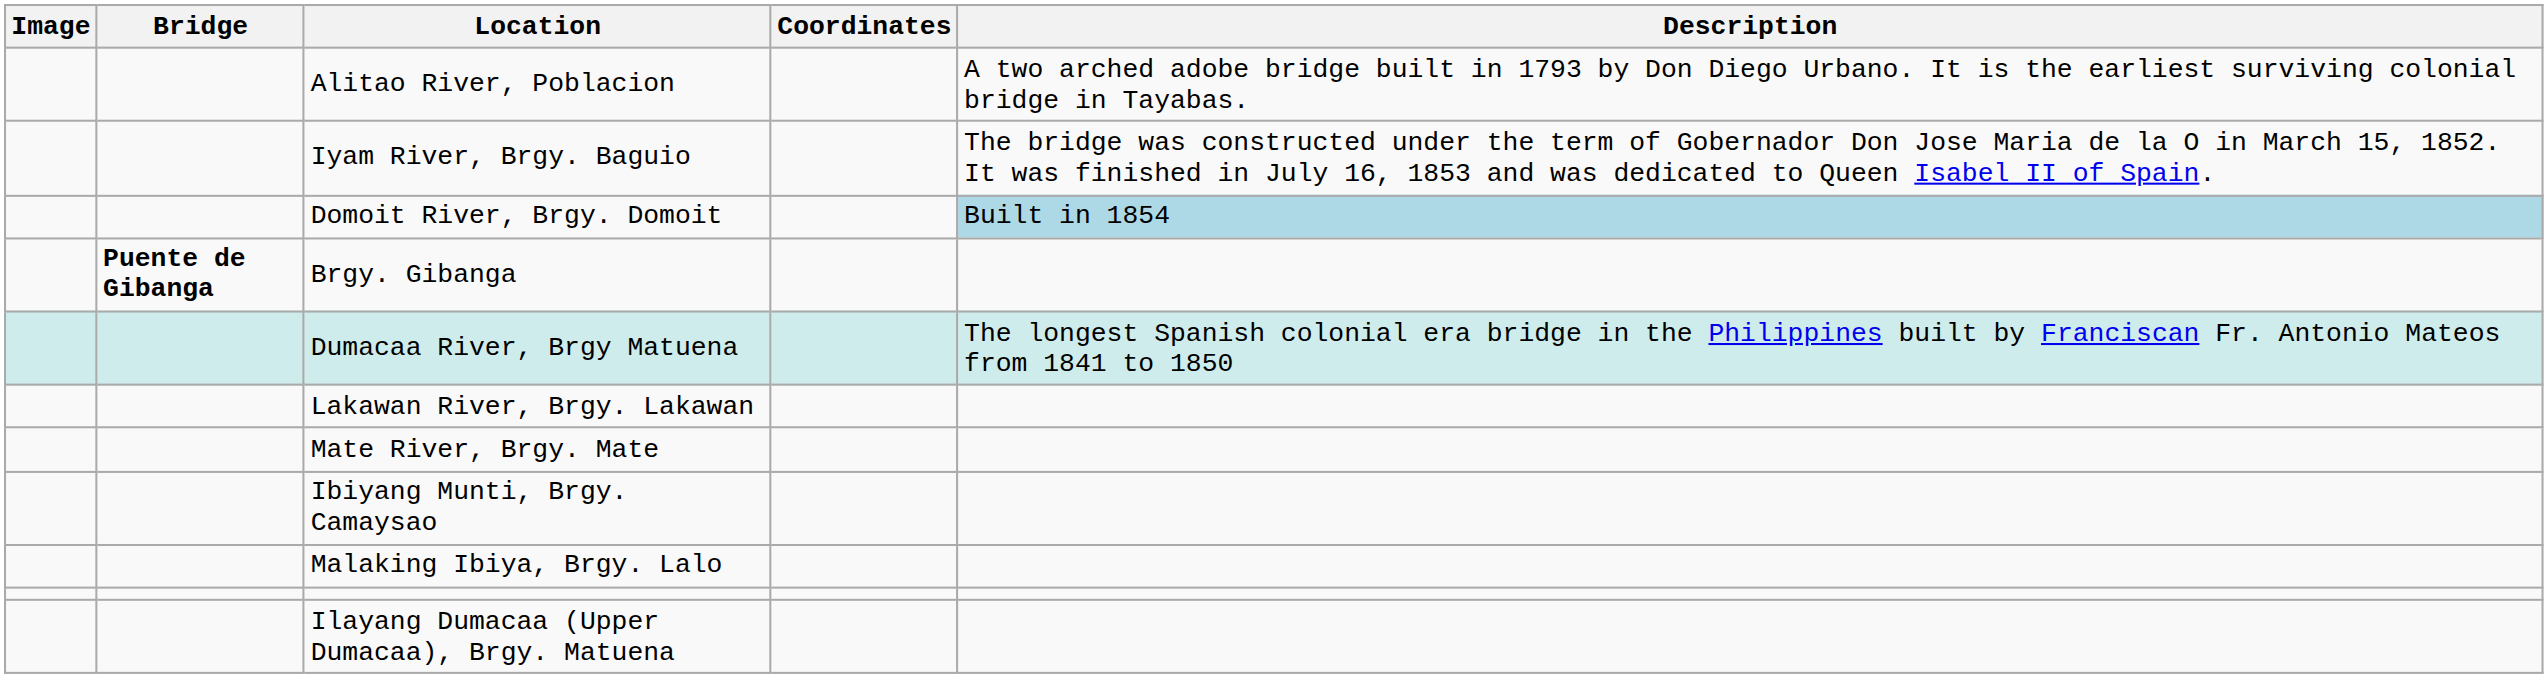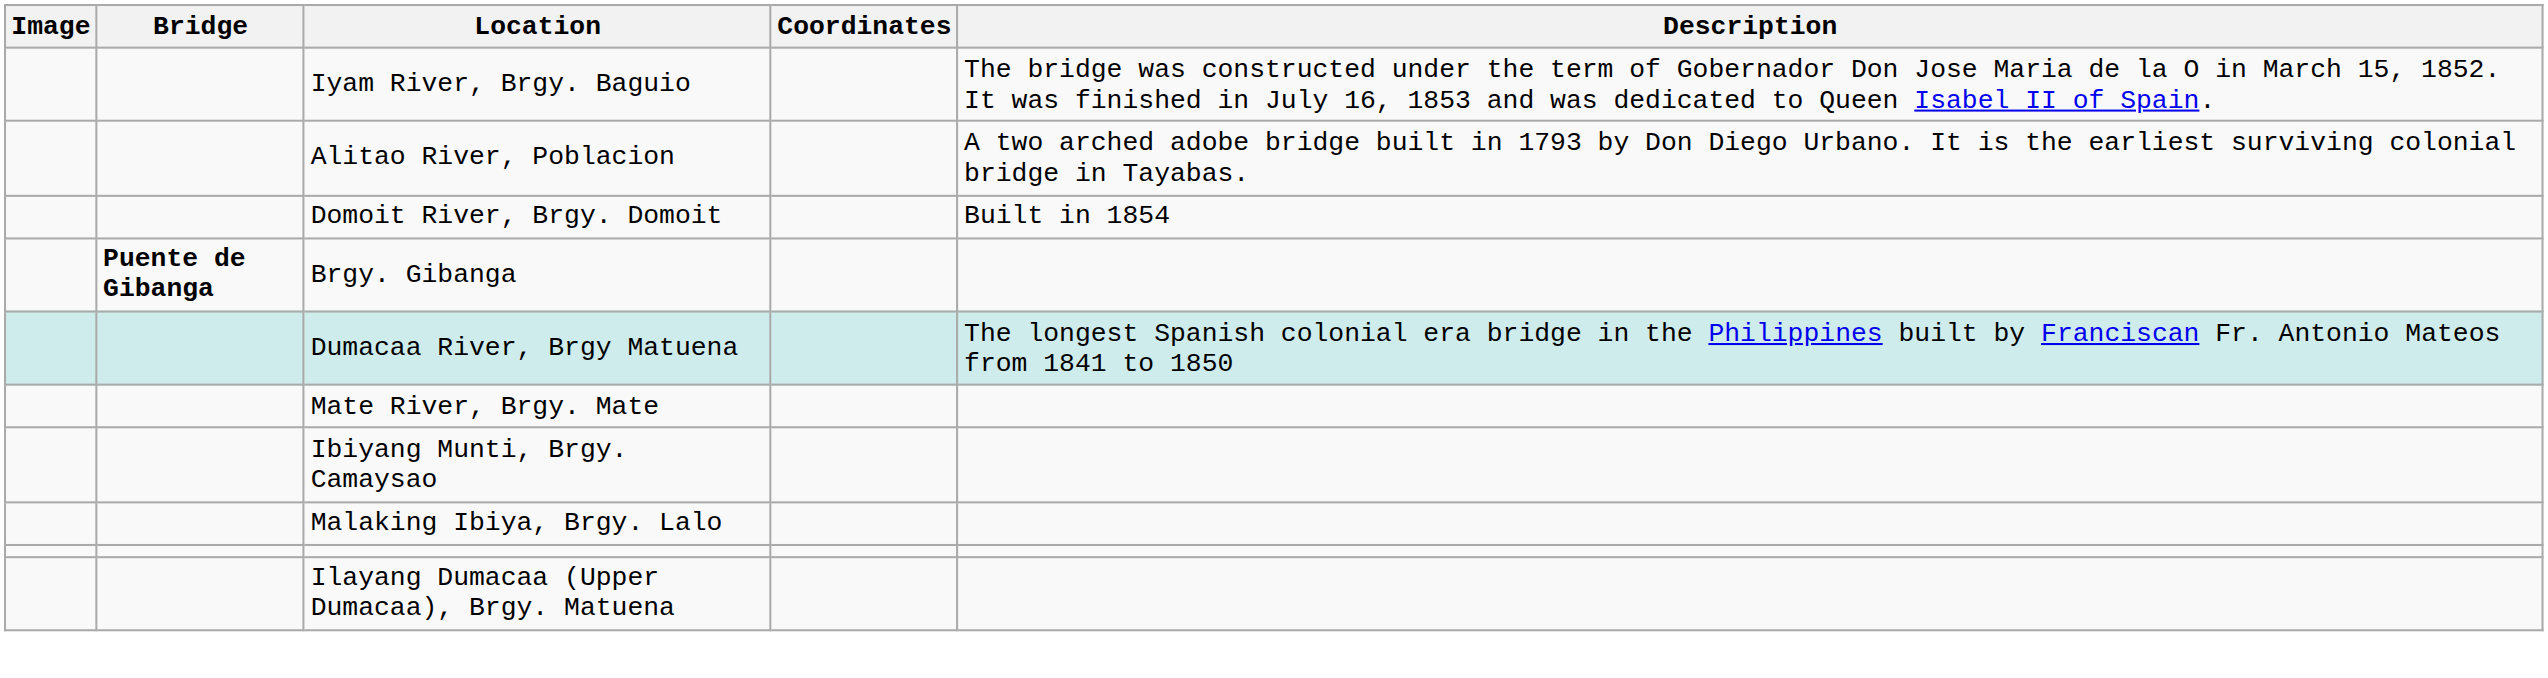rows swapped: (493, 85) <-> (501, 158)
(1067, 216) lightblue background -> (1067, 216) no background
- row: (532, 406)
